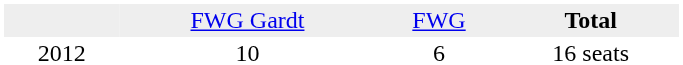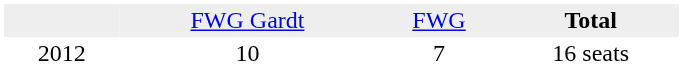(439, 53) 6 -> (439, 53) 7
